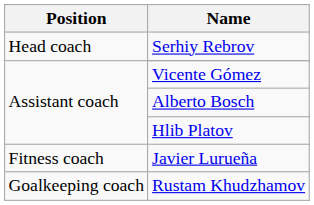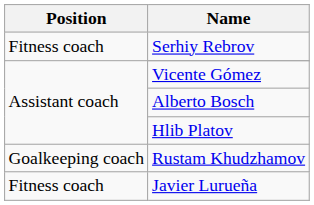(50, 46) Head coach -> (56, 46) Fitness coach
rows swapped: (229, 185) <-> (205, 158)
